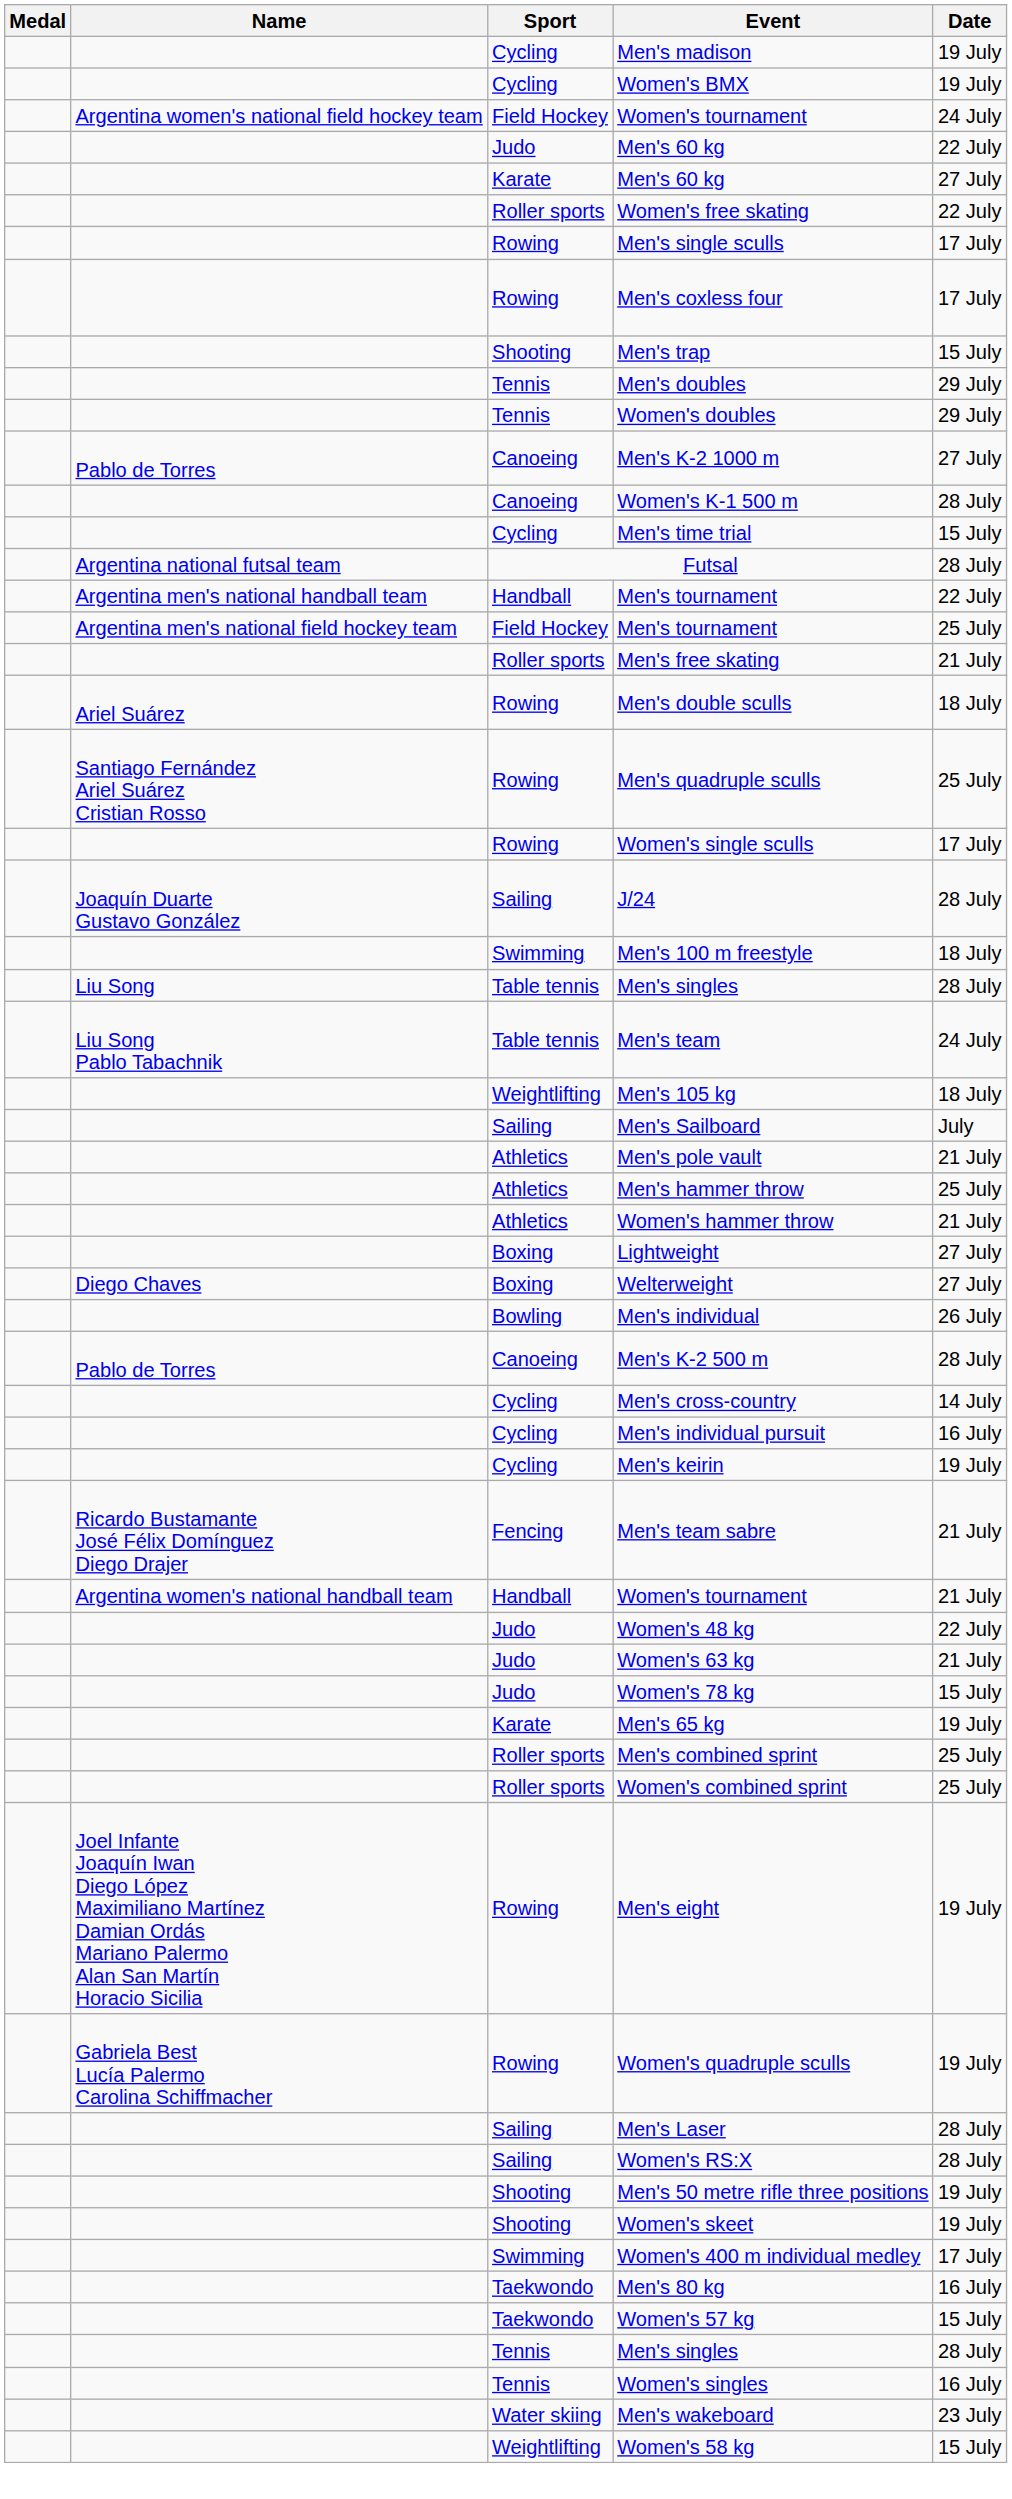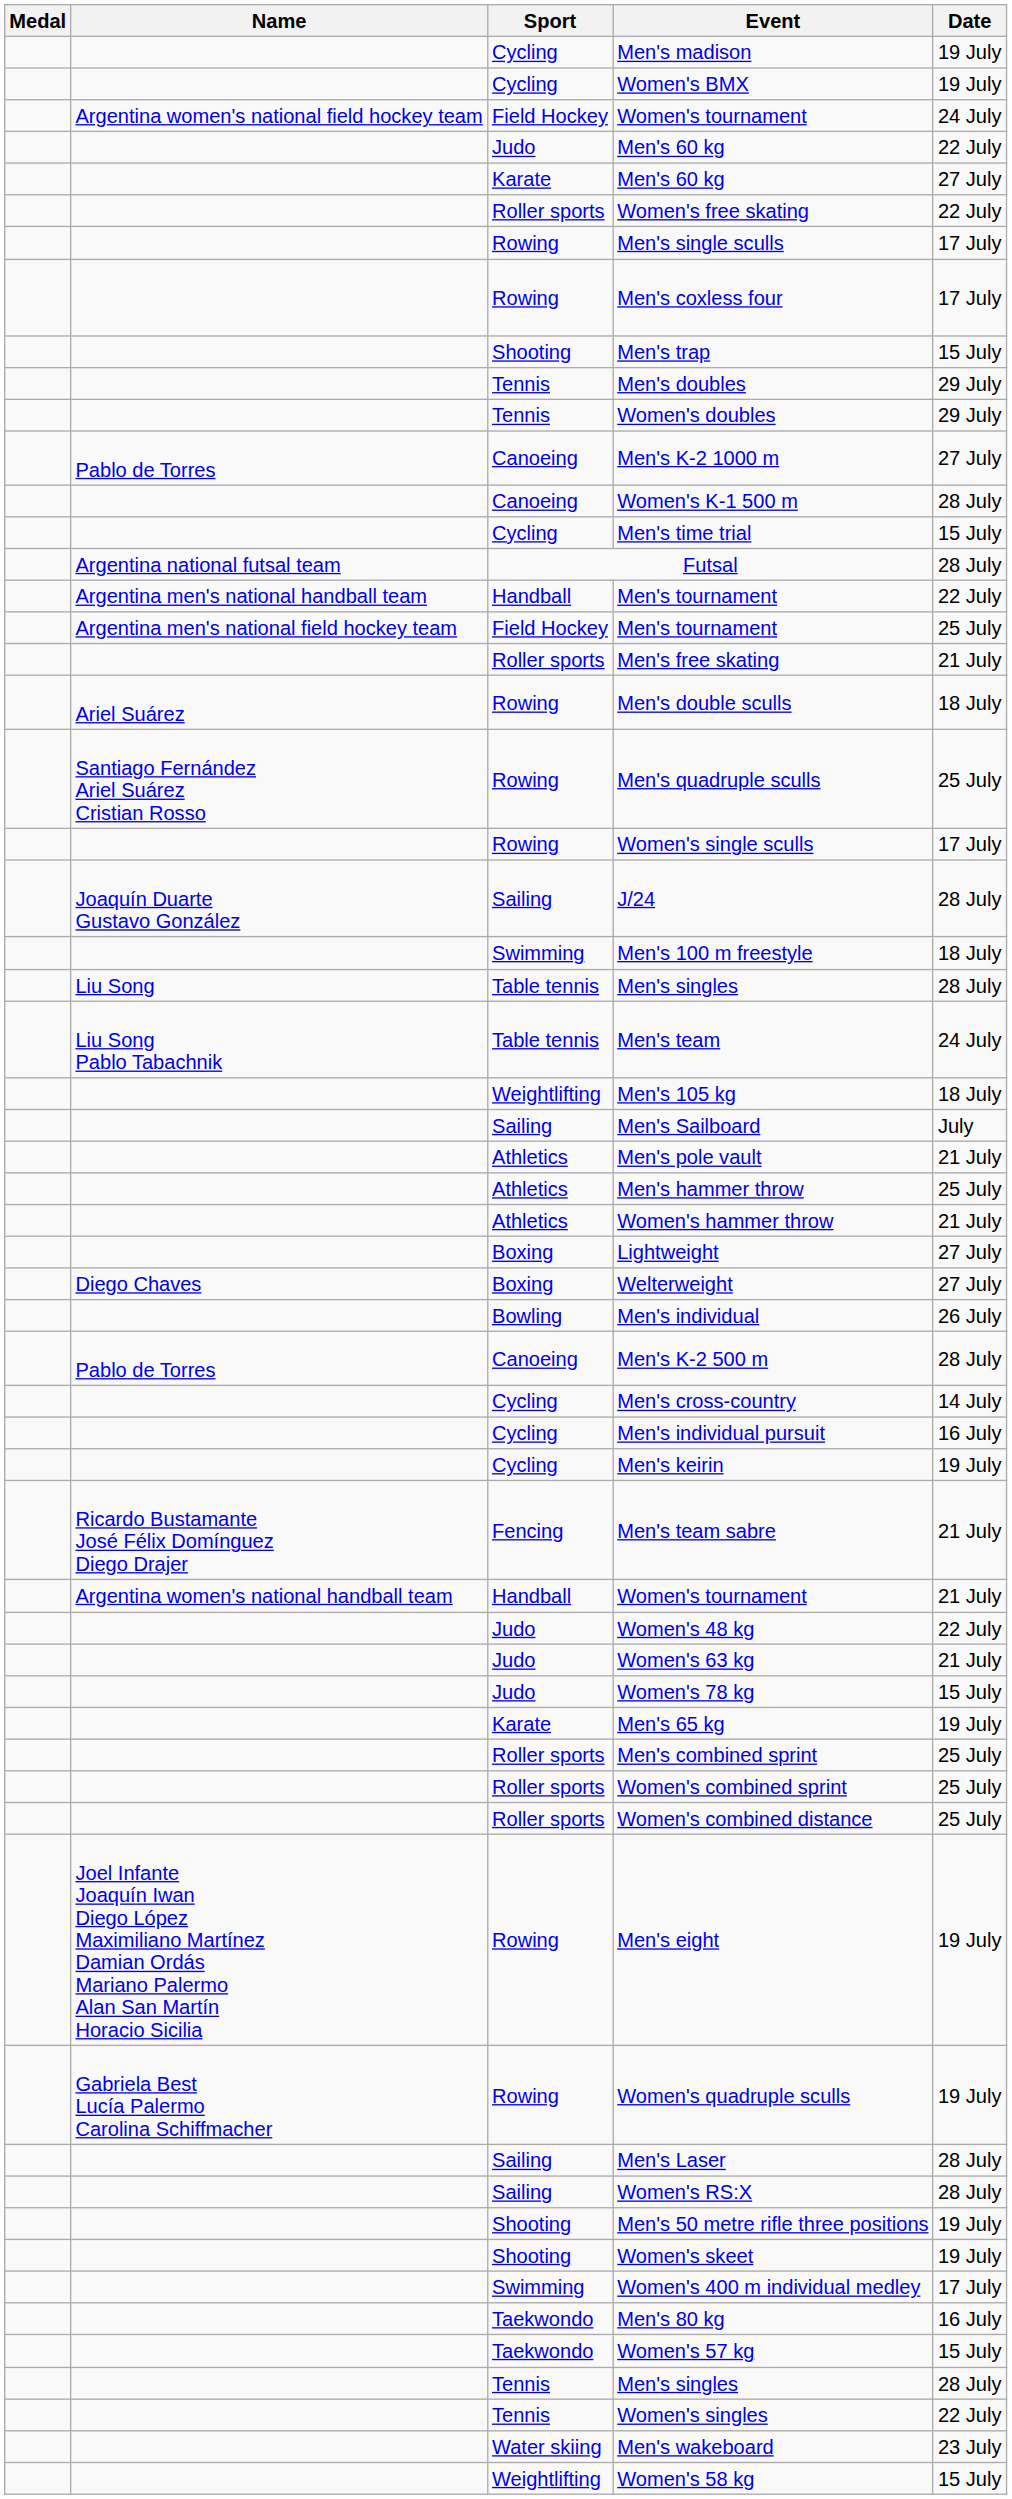+ row: (548, 1818)
(970, 2383) 16 July -> (970, 2415) 22 July
